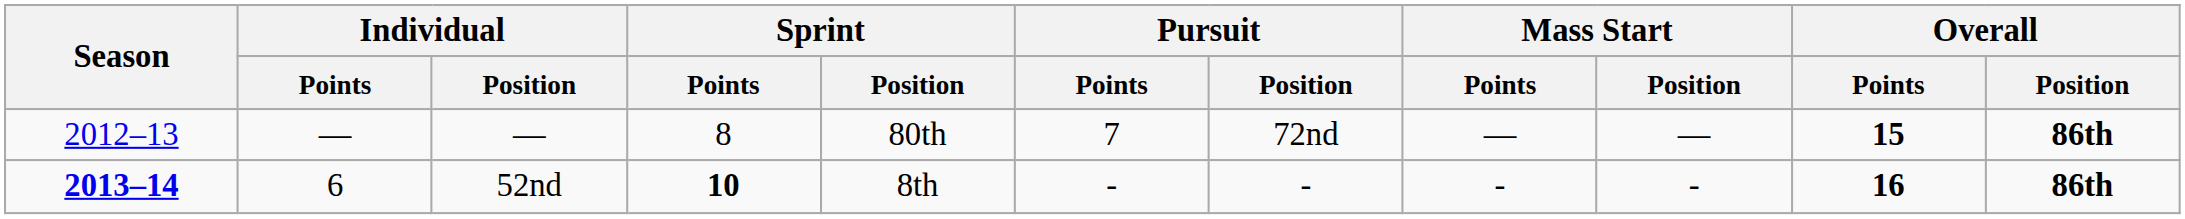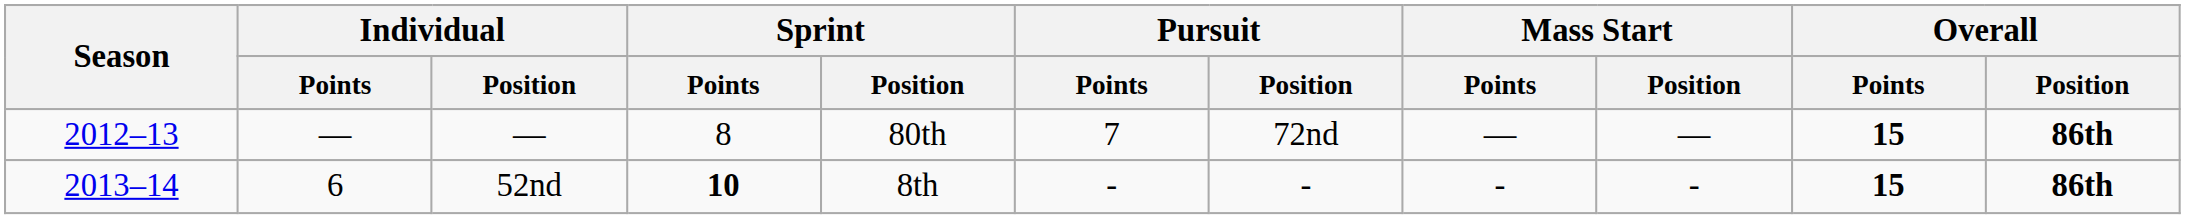(121, 185) bold -> (121, 185) normal
(1888, 185) 16 -> (1888, 185) 15
